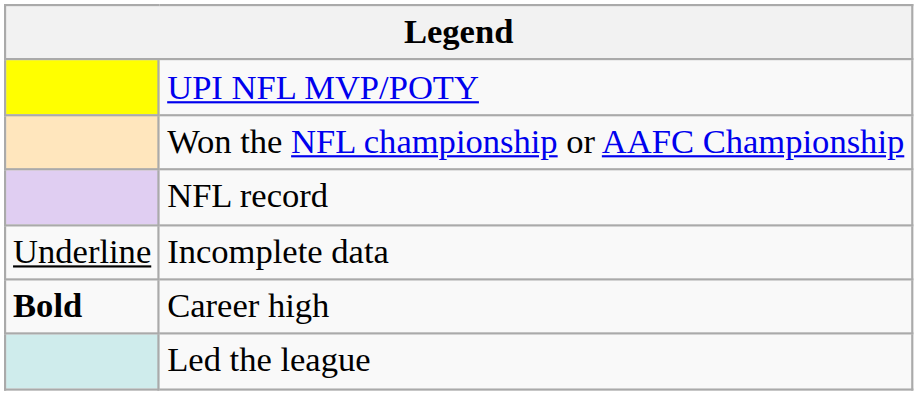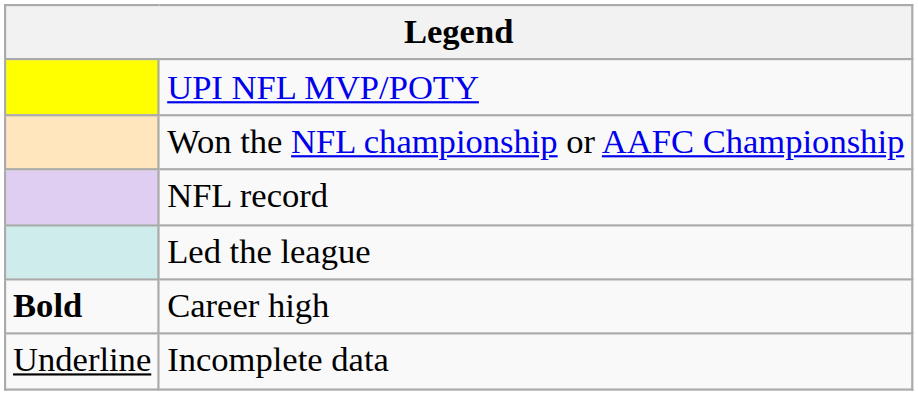rows swapped: (269, 360) <-> (278, 251)
